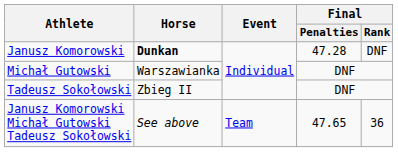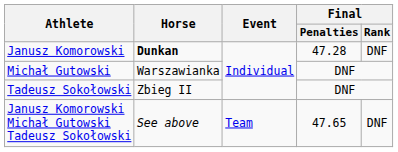(377, 123) 36 -> (377, 123) DNF
